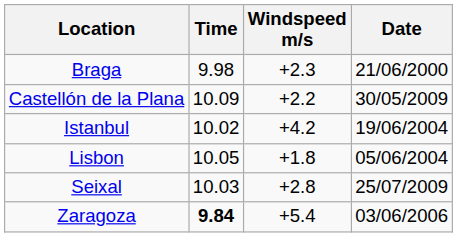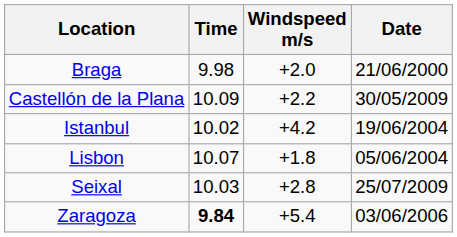(297, 69) +2.3 -> (297, 69) +2.0
(216, 157) 10.05 -> (216, 157) 10.07
